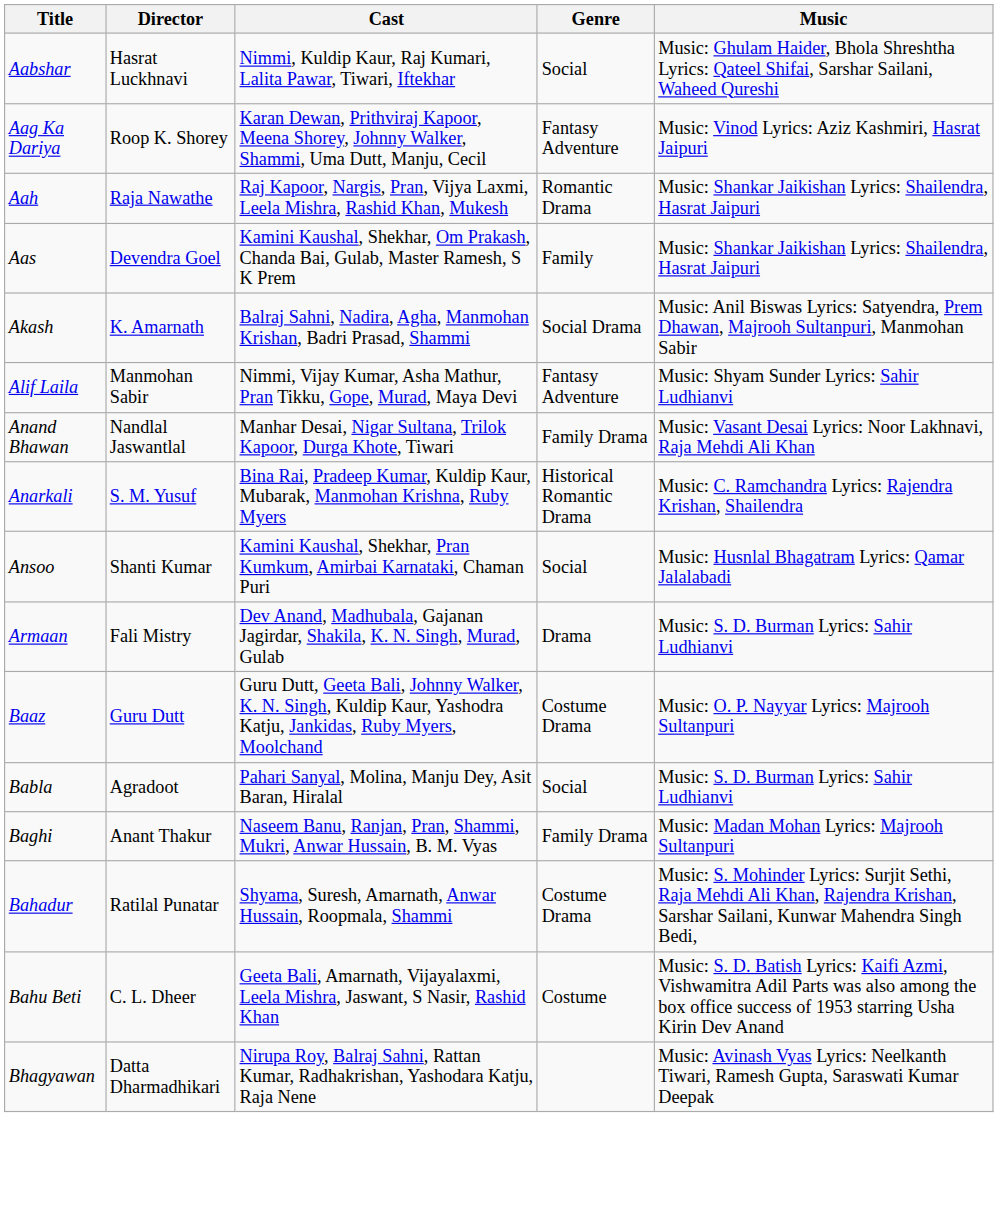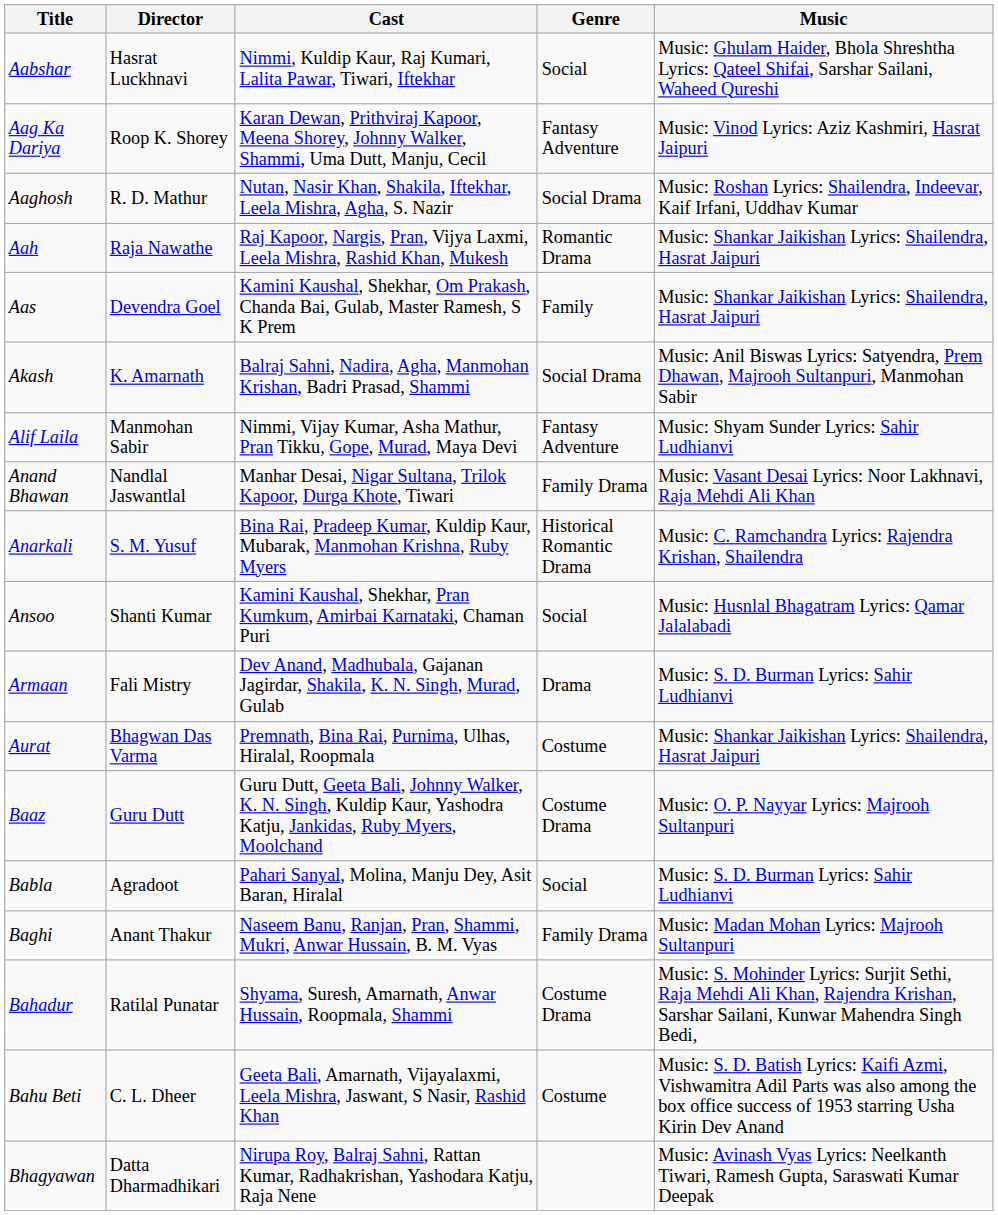+ row: (41, 198)
+ row: (30, 745)
